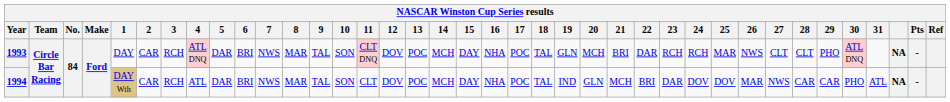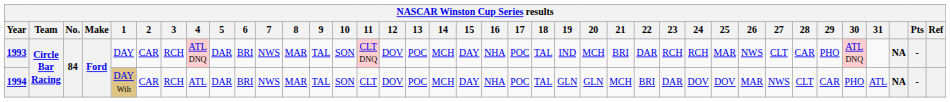(567, 53) GLN -> (567, 53) IND
(805, 53) CLT -> (805, 53) CAR
(567, 82) IND -> (567, 82) GLN
(805, 82) CAR -> (805, 82) CLT
